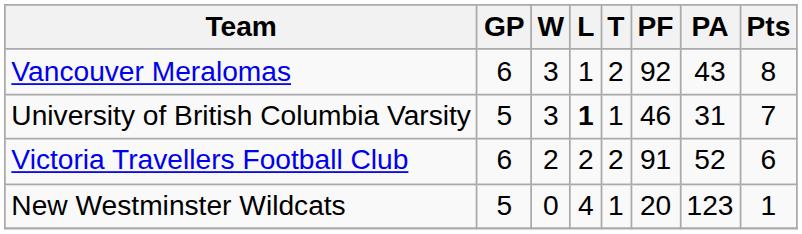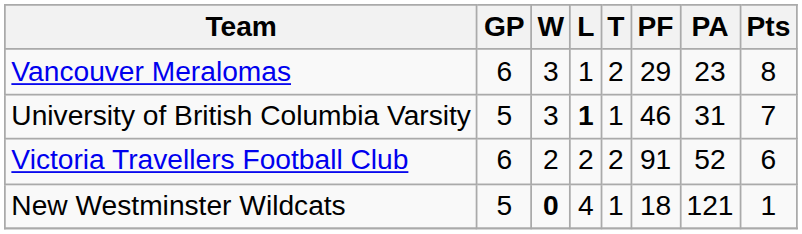(656, 71) 92 -> (656, 71) 29
(710, 71) 43 -> (710, 71) 23
(551, 205) normal -> (551, 205) bold
(656, 205) 20 -> (656, 205) 18
(710, 205) 123 -> (710, 205) 121
